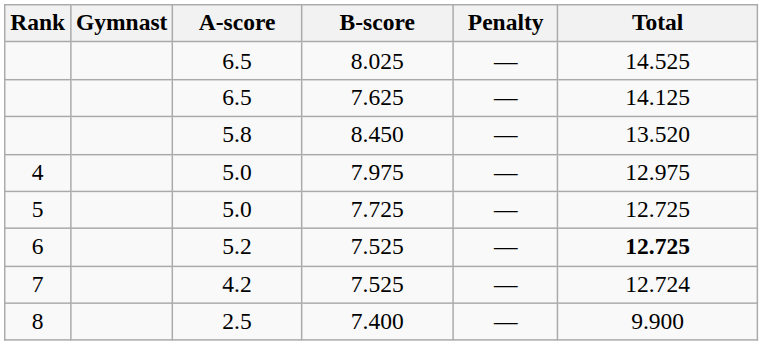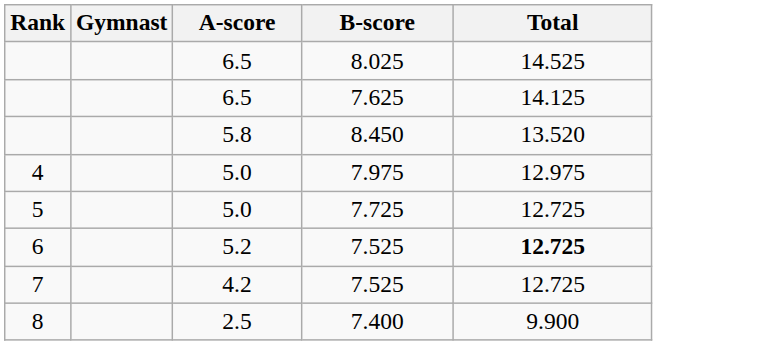- column: (506, 23)
(658, 284) 12.724 -> (553, 284) 12.725
